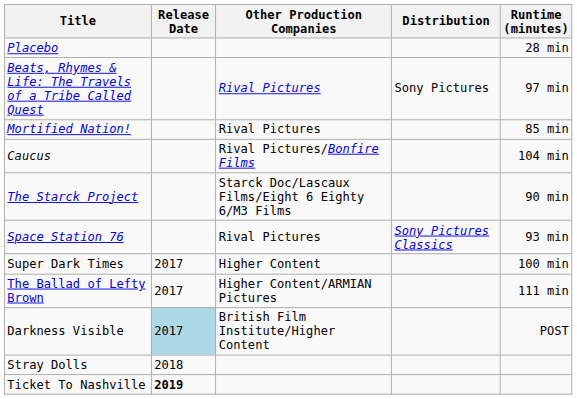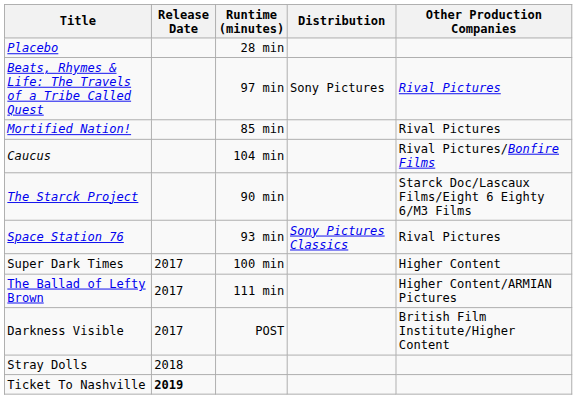columns swapped: (304, 21) <-> (536, 21)
(169, 331) lightblue background -> (169, 331) no background
